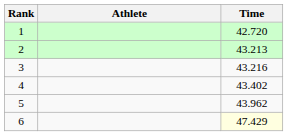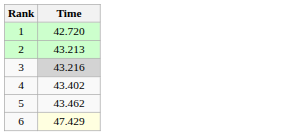- column: (129, 13)
(252, 67) no background -> (69, 67) lightgrey background
(252, 103) 43.962 -> (69, 103) 43.462
